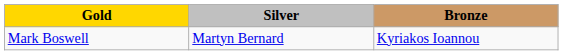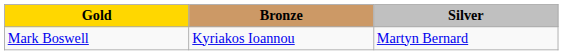columns swapped: (281, 15) <-> (466, 15)
